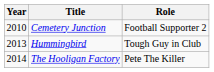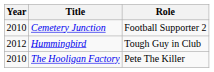(17, 43) 2013 -> (17, 43) 2012
(17, 59) 2014 -> (17, 59) 2010
